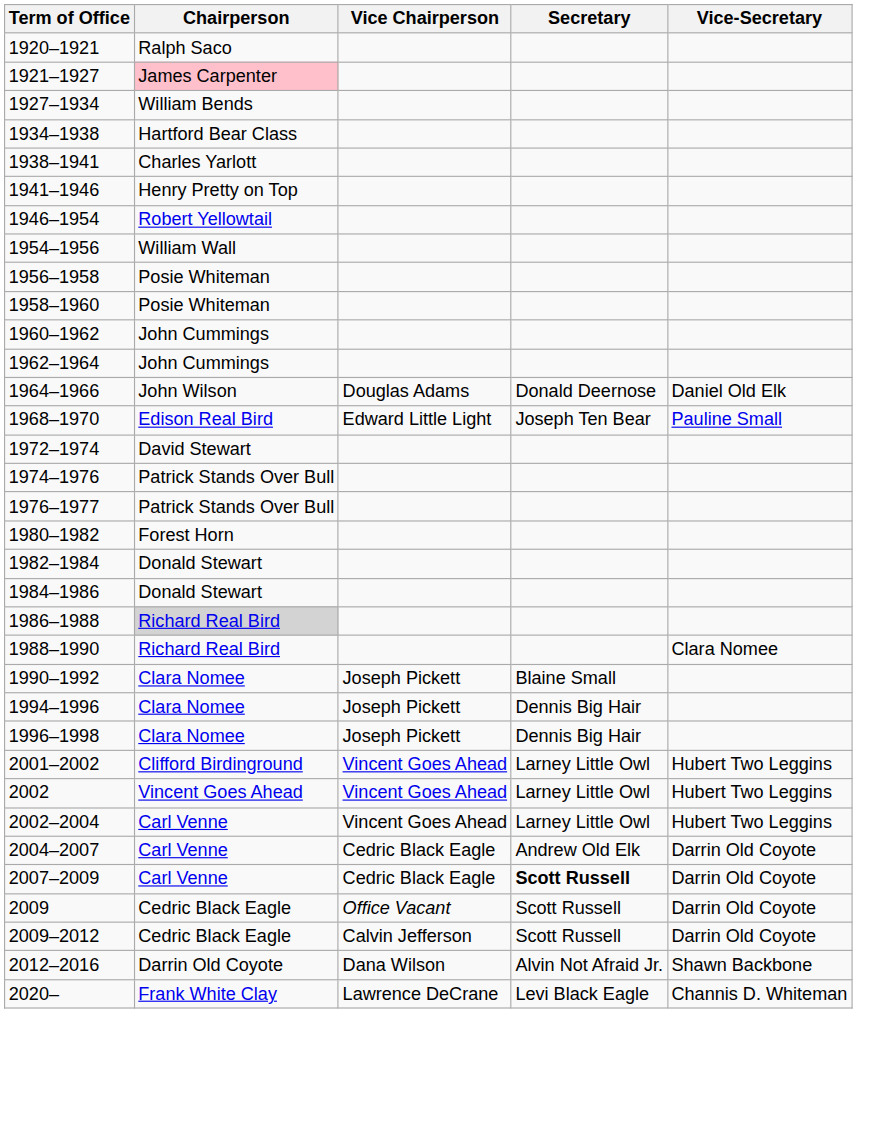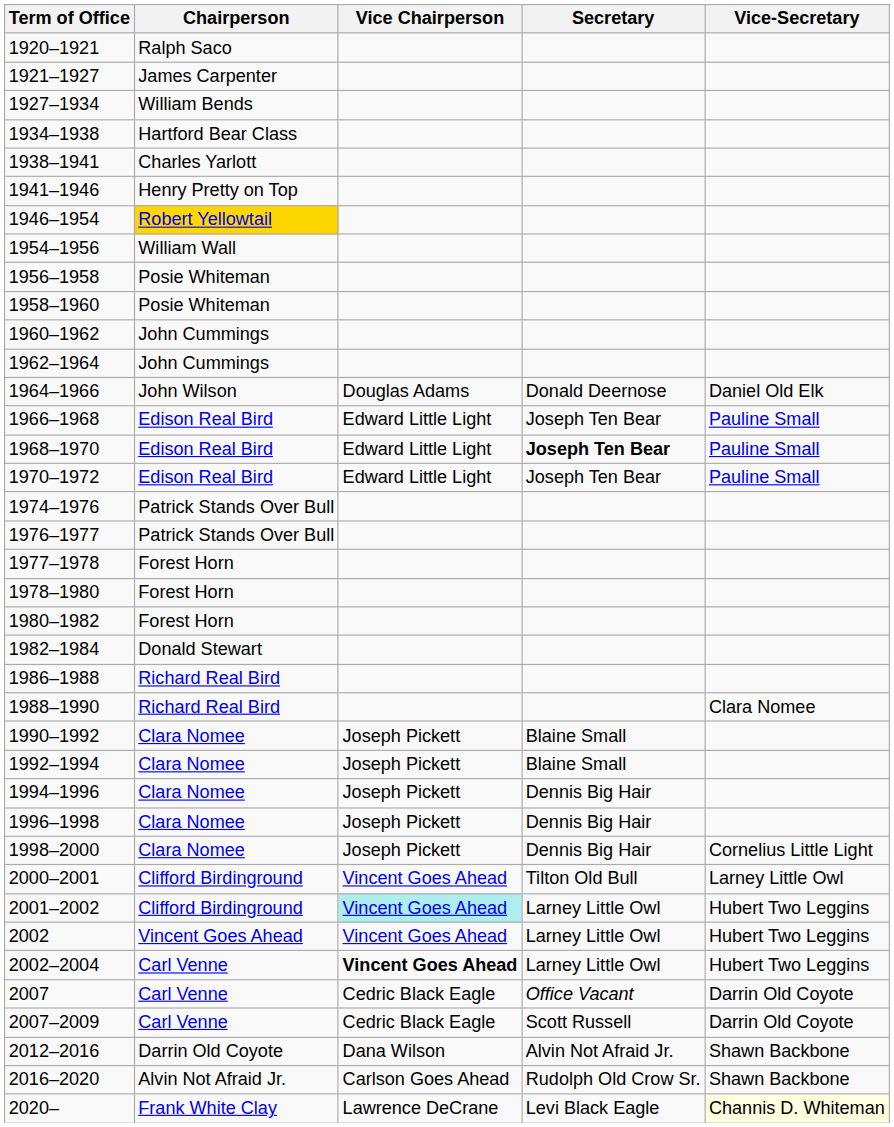(208, 76) pink background -> (208, 76) no background
(205, 219) no background -> (205, 219) gold background
+ row: (54, 420)
(583, 420) normal -> (598, 448) bold
+ row: (54, 477)
- row: (54, 448)
+ row: (54, 563)
+ row: (54, 592)
- row: (54, 592)
(209, 620) lightgrey background -> (209, 678) no background
+ row: (54, 764)
+ row: (54, 850)
+ row: (54, 879)
(425, 764) no background -> (425, 907) paleturquoise background
(425, 821) normal -> (430, 965) bold
- row: (54, 850)
+ row: (29, 993)
(573, 879) bold -> (578, 1022) normal
- row: (29, 907)
- row: (54, 936)
+ row: (54, 1079)
(759, 993) no background -> (797, 1108) lightyellow background
